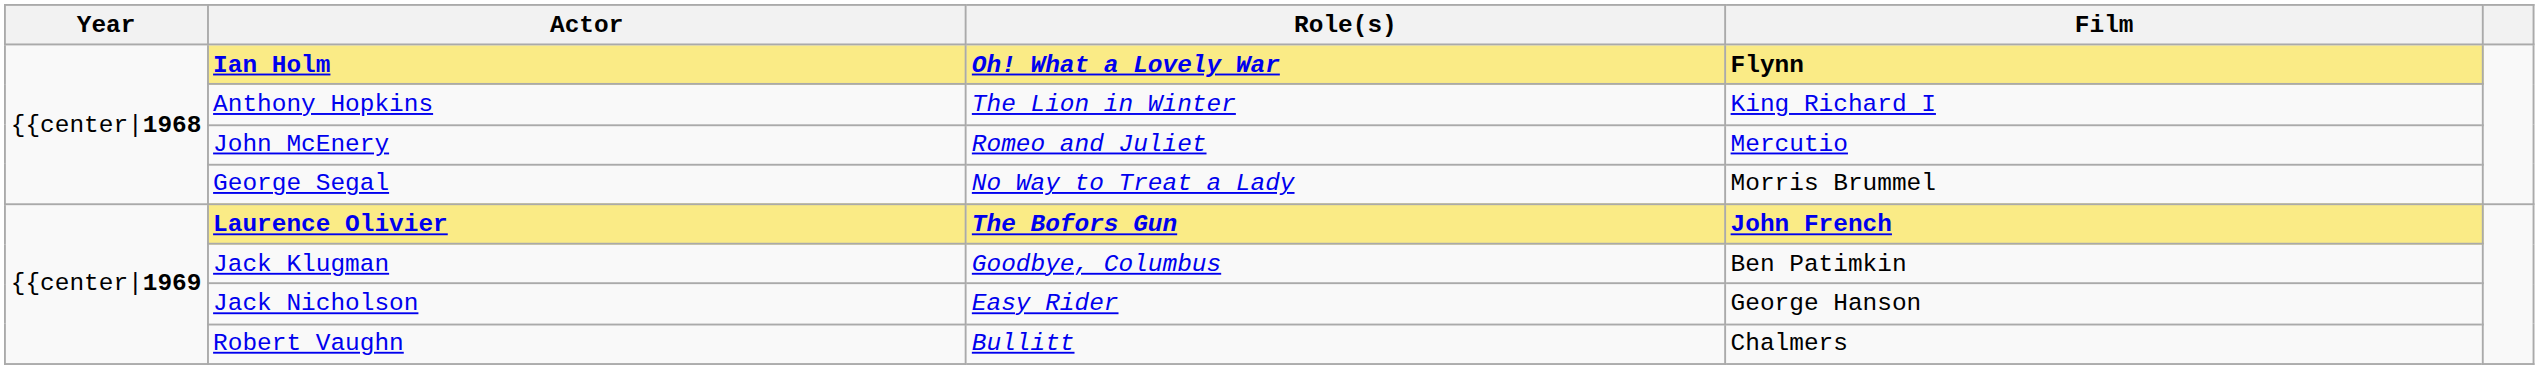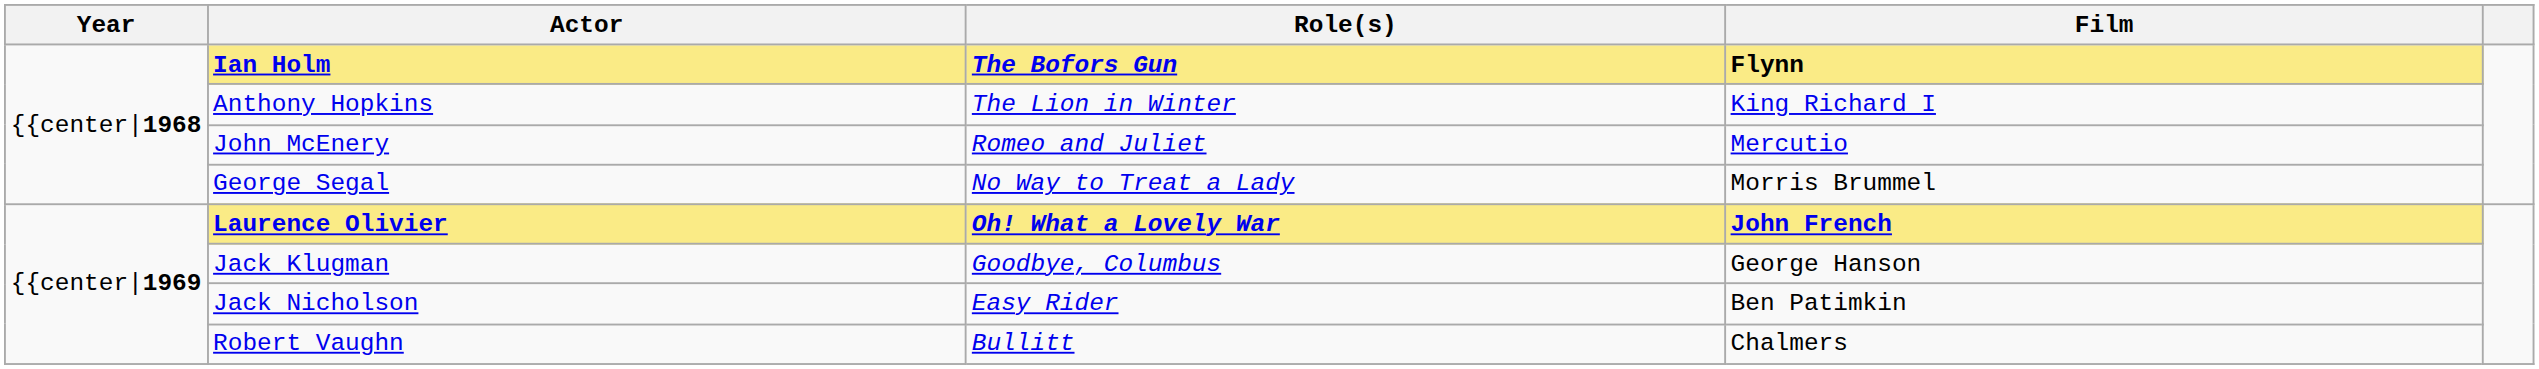(1126, 65) Oh! What a Lovely War -> (1075, 65) The Bofors Gun
(1075, 224) The Bofors Gun -> (1126, 224) Oh! What a Lovely War
(1819, 264) Ben Patimkin -> (1826, 264) George Hanson
(1826, 304) George Hanson -> (1819, 304) Ben Patimkin
